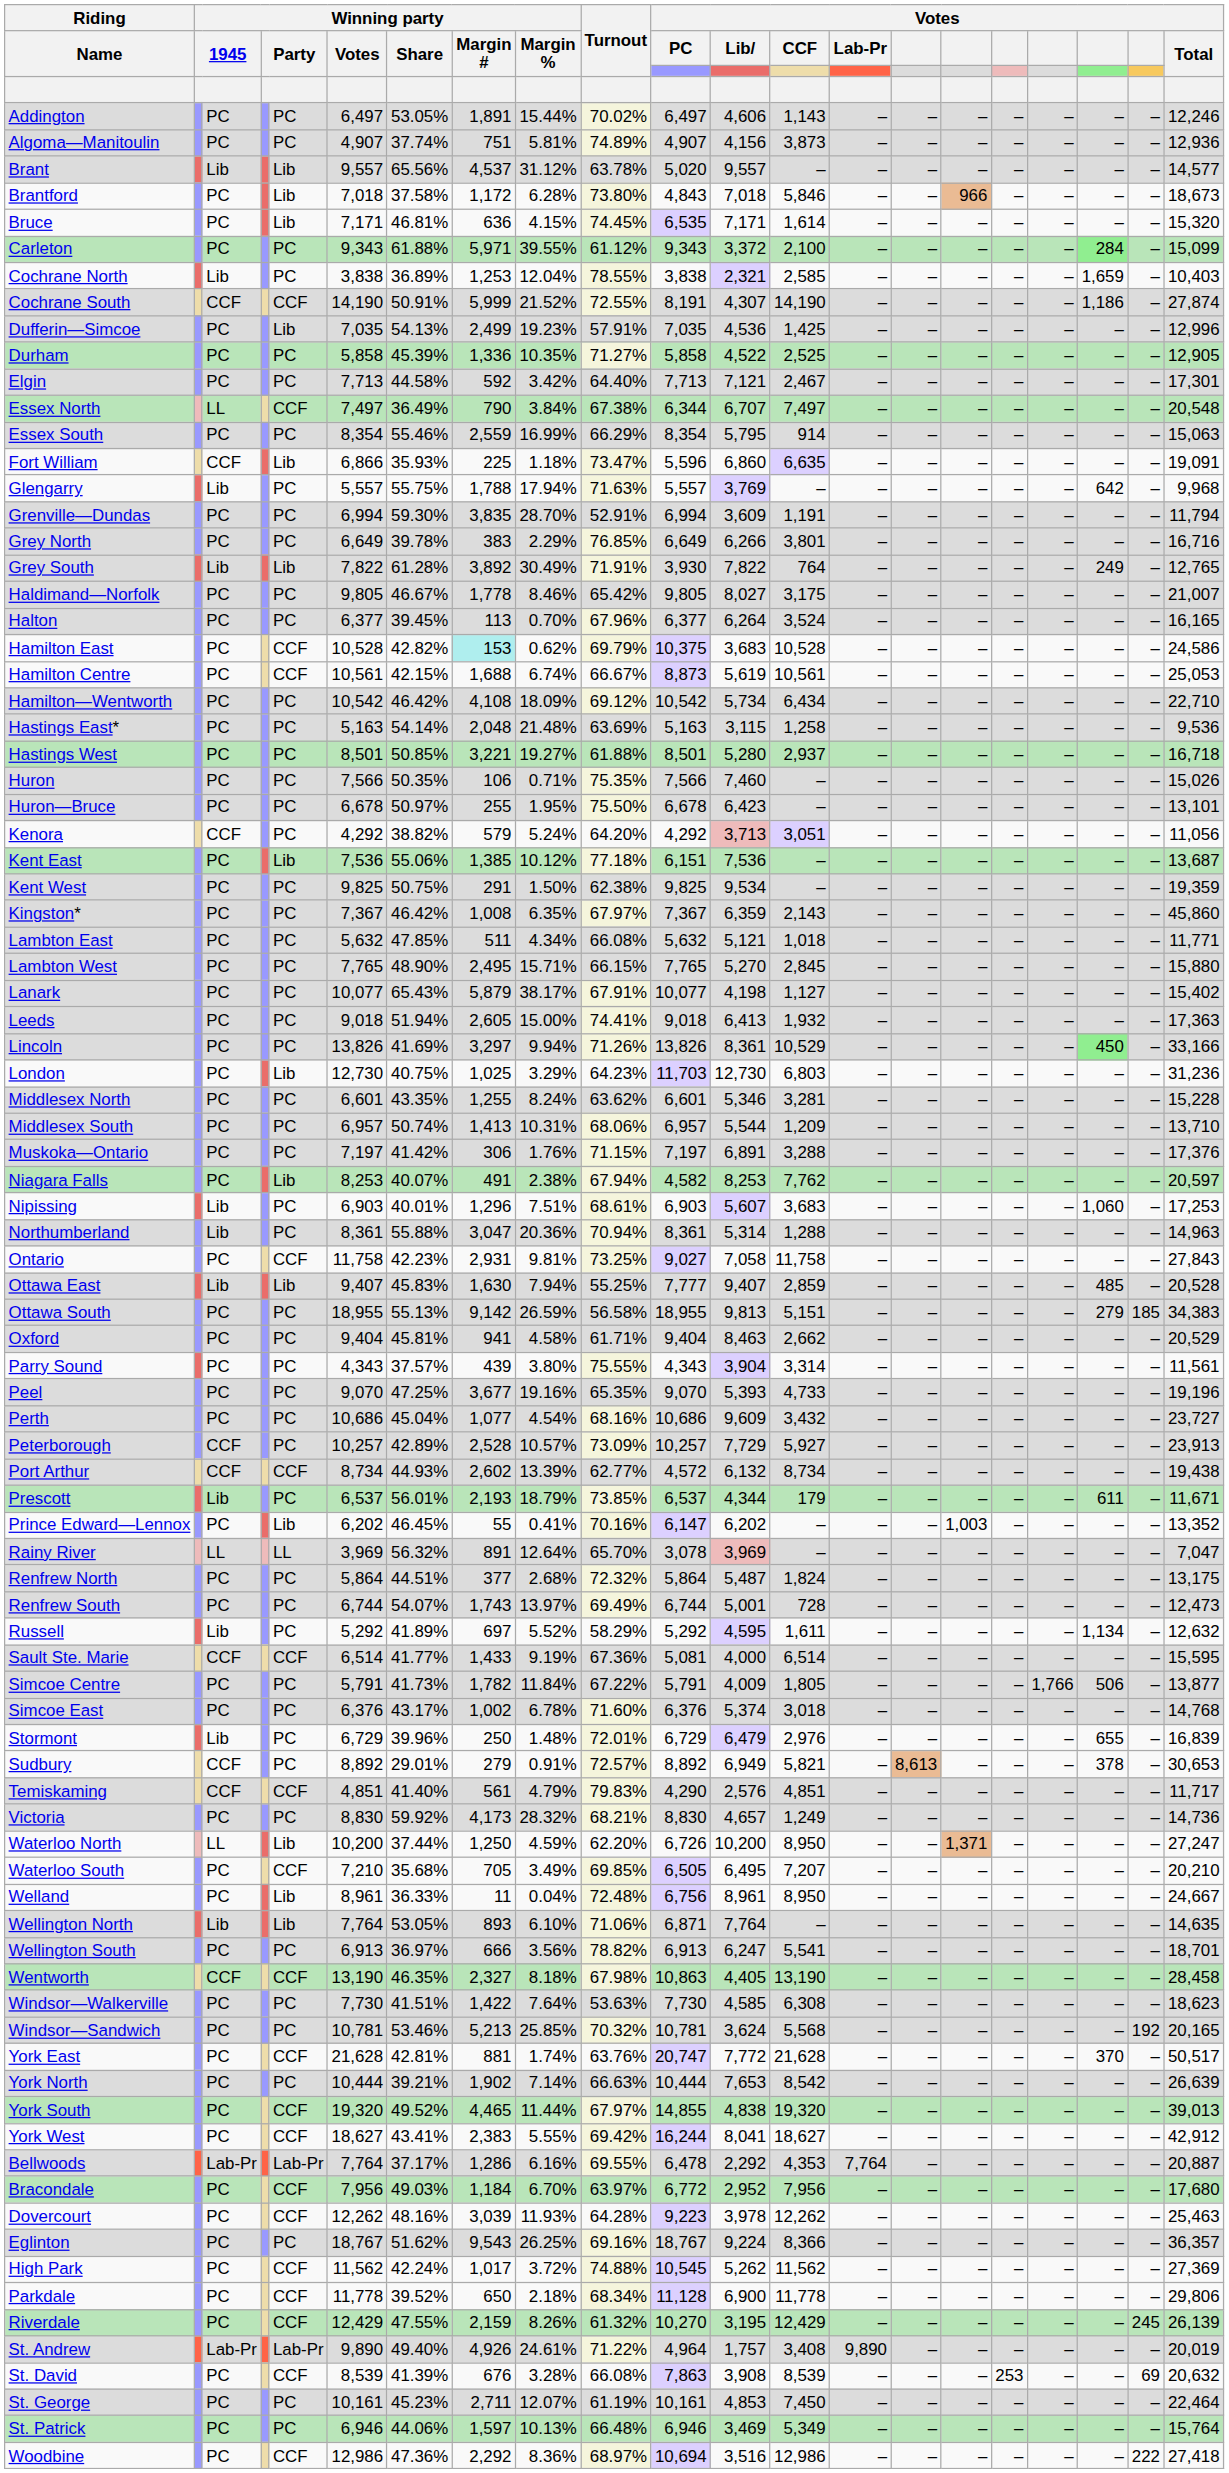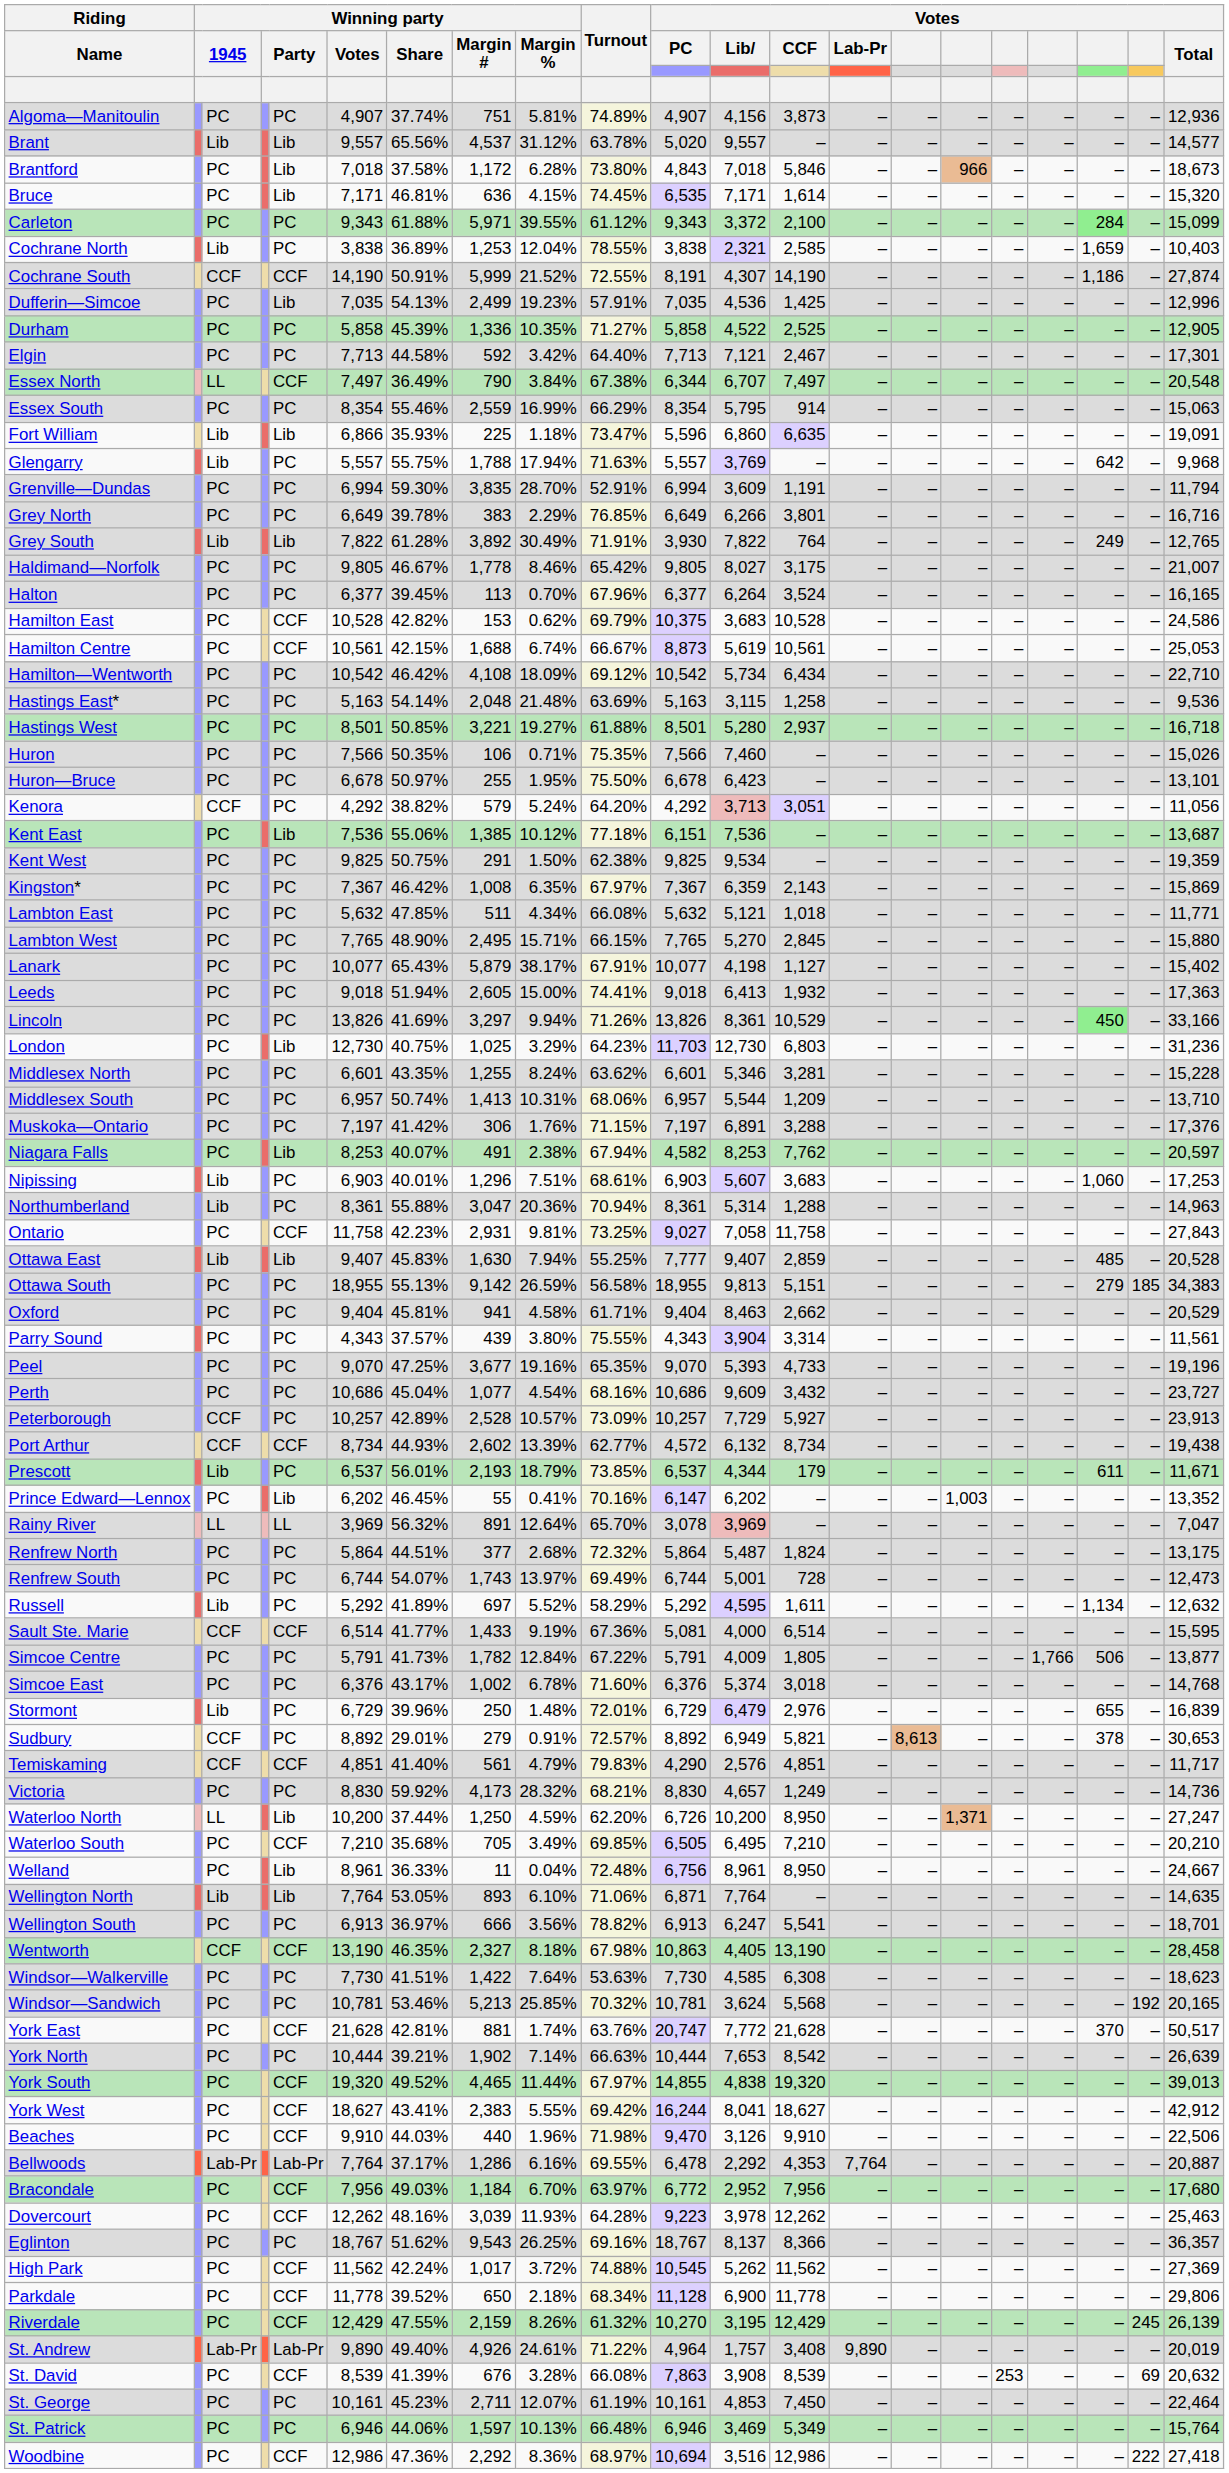- row: (47, 116)
(224, 461) CCF -> (218, 435) Lib
(497, 648) paleturquoise background -> (497, 621) no background
(1194, 913) 45,860 -> (1194, 887) 15,869
(549, 1684) 11.84% -> (548, 1658) 12.84%
(805, 1870) 7,207 -> (805, 1844) 7,210
+ row: (41, 2136)
(745, 2242) 9,224 -> (745, 2242) 8,137
